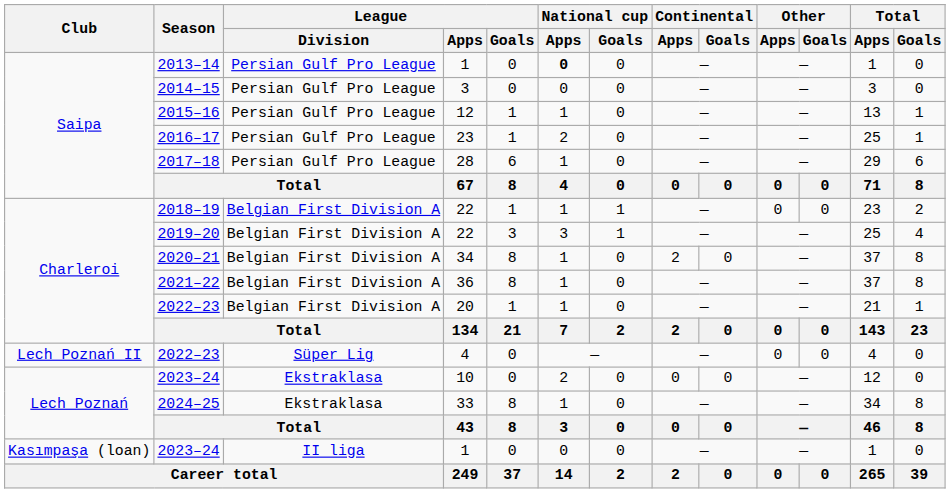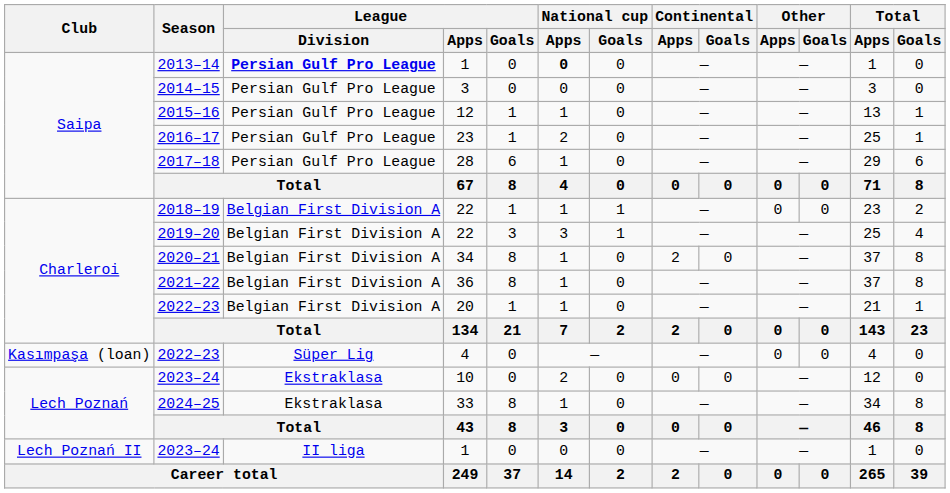(333, 65) normal -> (333, 65) bold
(79, 355) Lech Poznań II -> (79, 355) Kasımpaşa (loan)
(79, 451) Kasımpaşa (loan) -> (79, 451) Lech Poznań II
